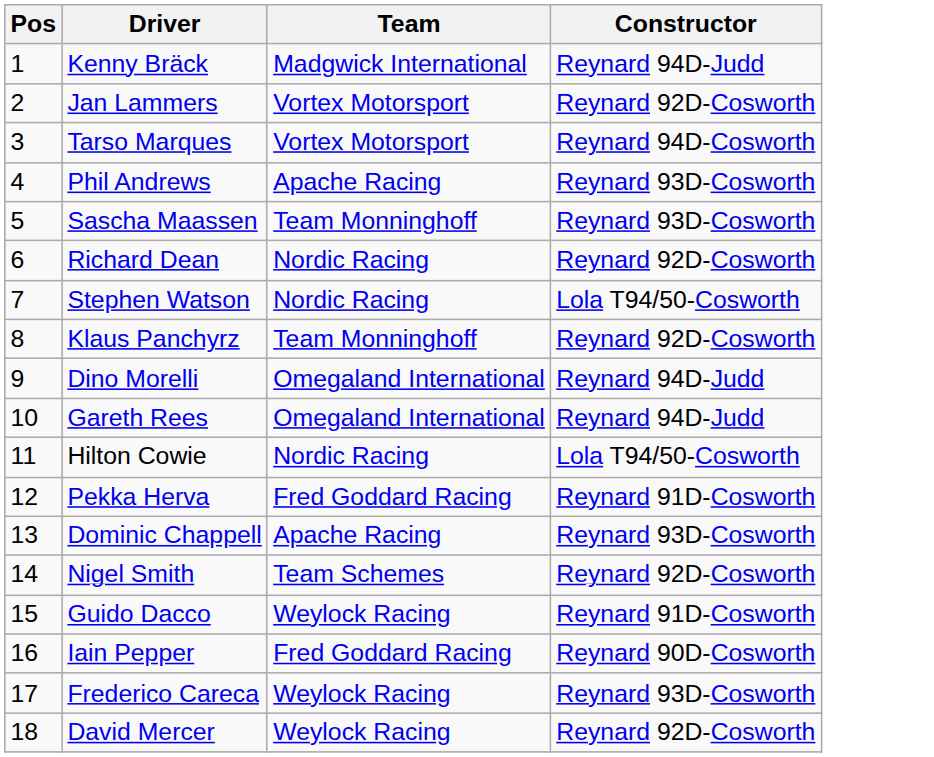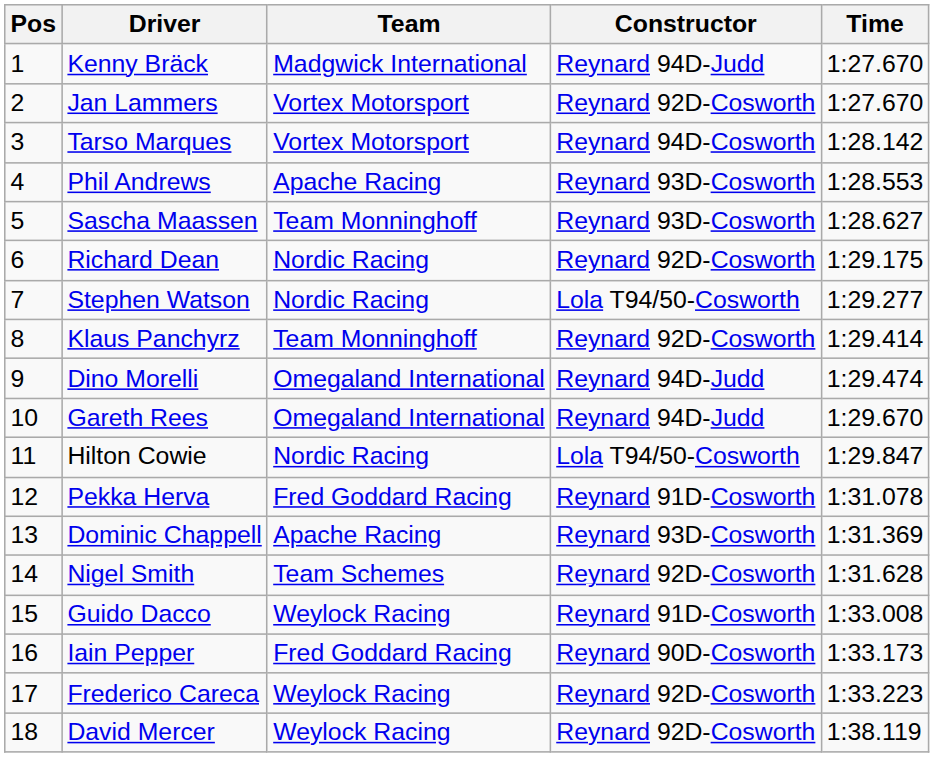+ column: (875, 24)
(686, 692) Reynard 93D-Cosworth -> (686, 692) Reynard 92D-Cosworth
